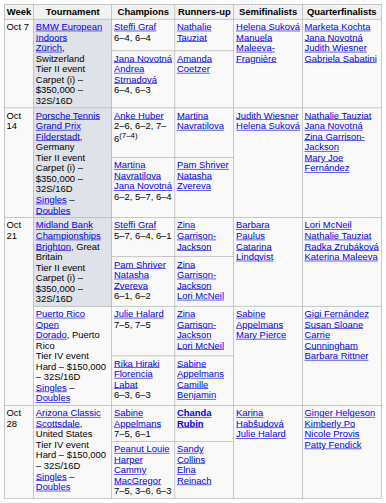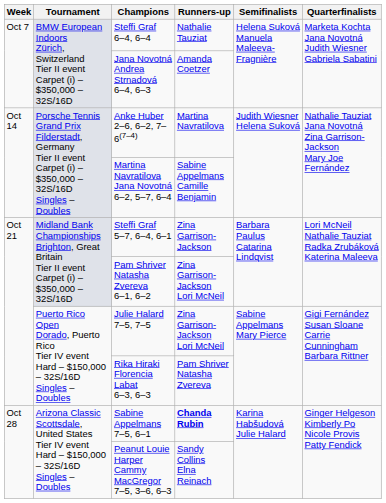(203, 175) Pam Shriver Natasha Zvereva -> (200, 181) Sabine Appelmans Camille Benjamin
(200, 379) Sabine Appelmans Camille Benjamin -> (203, 374) Pam Shriver Natasha Zvereva
